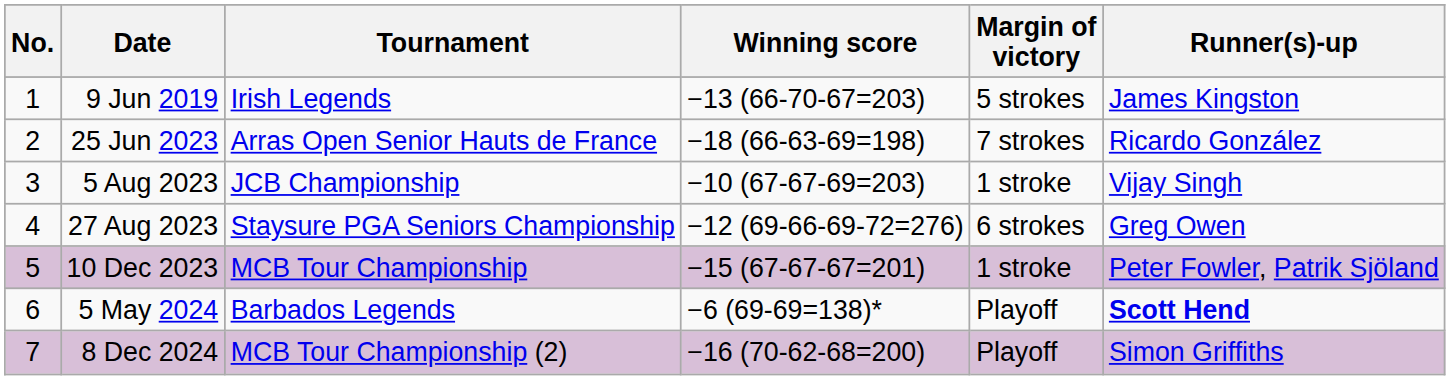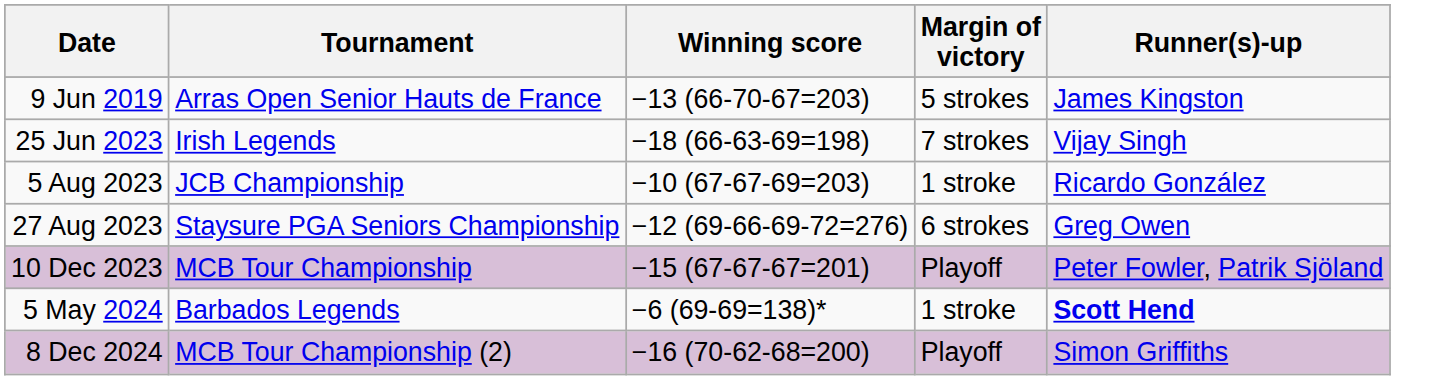- column: (33, 41)
(311, 99) Irish Legends -> (388, 99) Arras Open Senior Hauts de France
(444, 141) Arras Open Senior Hauts de France -> (255, 141) Irish Legends
(1215, 141) Ricardo González -> (1120, 141) Vijay Singh
(1176, 183) Vijay Singh -> (1160, 183) Ricardo González
(1024, 268) 1 stroke -> (961, 268) Playoff
(1017, 310) Playoff -> (968, 310) 1 stroke
